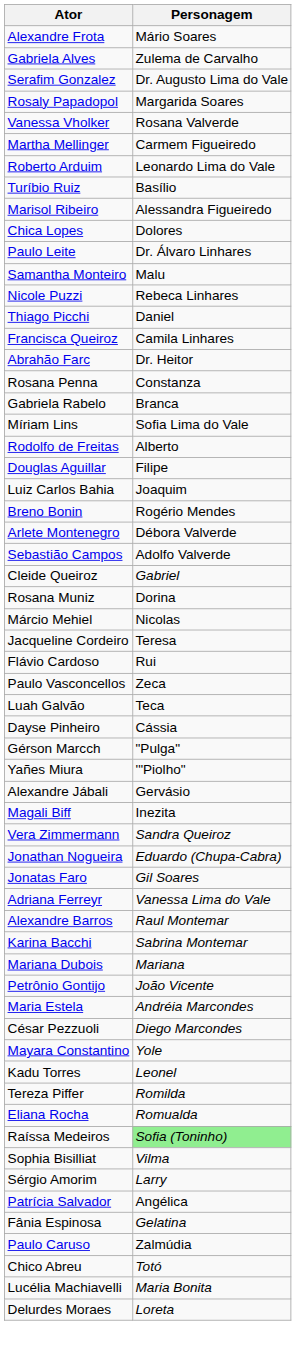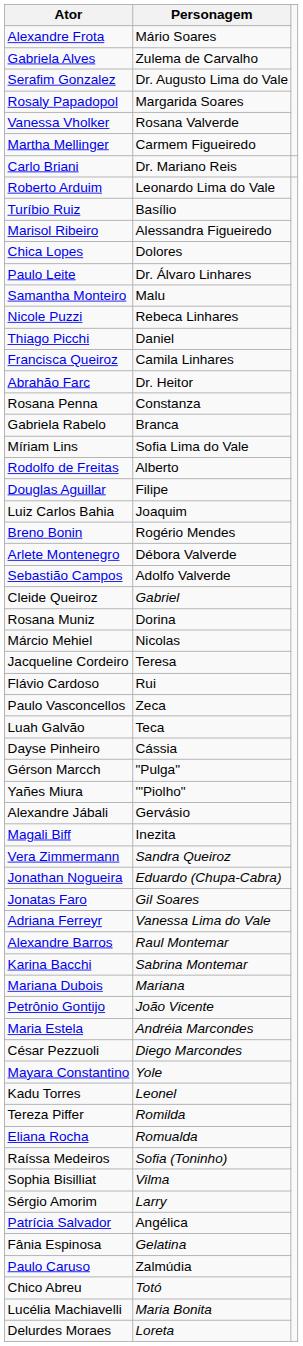+ row: (43, 166)
(181, 1136) lightgreen background -> (181, 1158) no background
